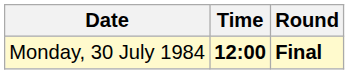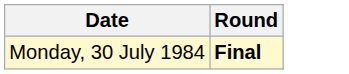- column: (240, 20)
